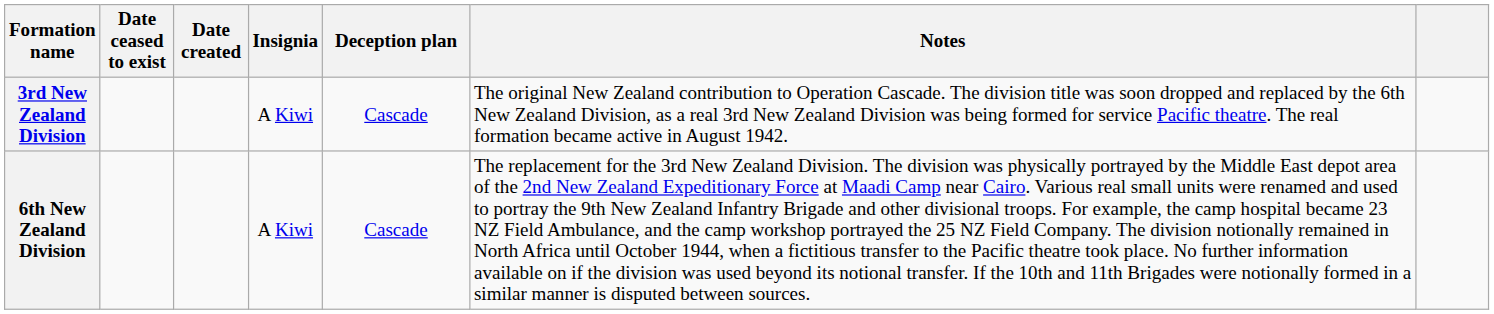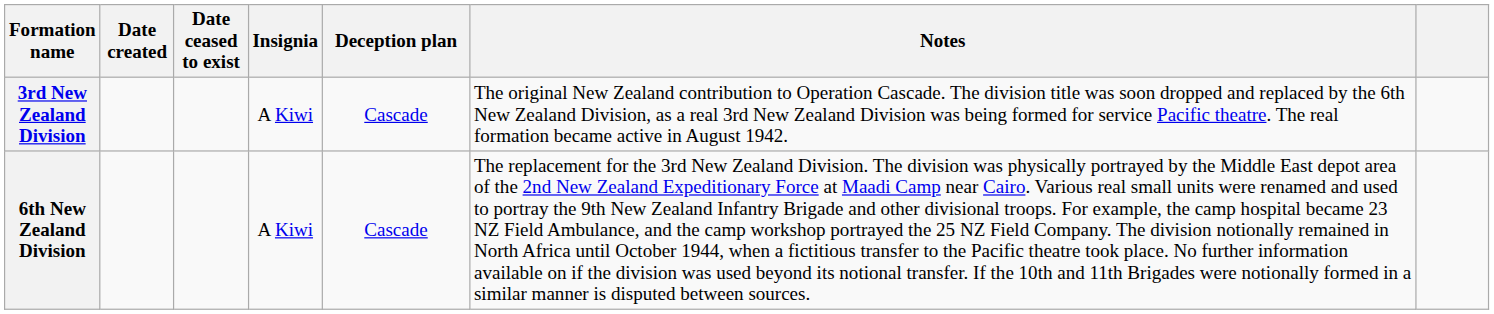columns swapped: (211, 41) <-> (137, 41)
